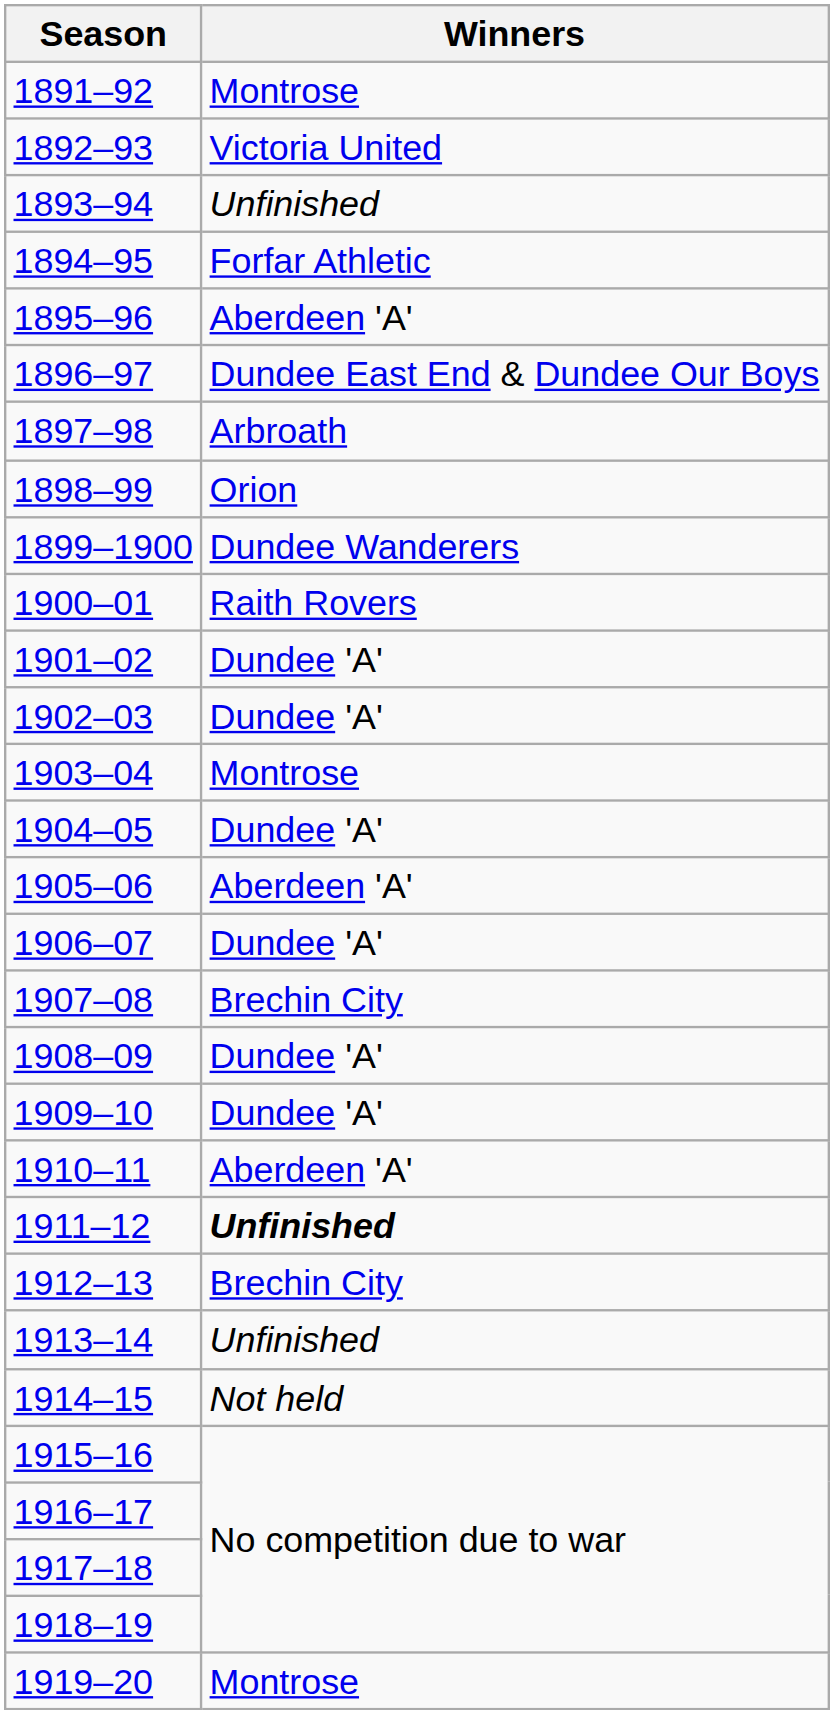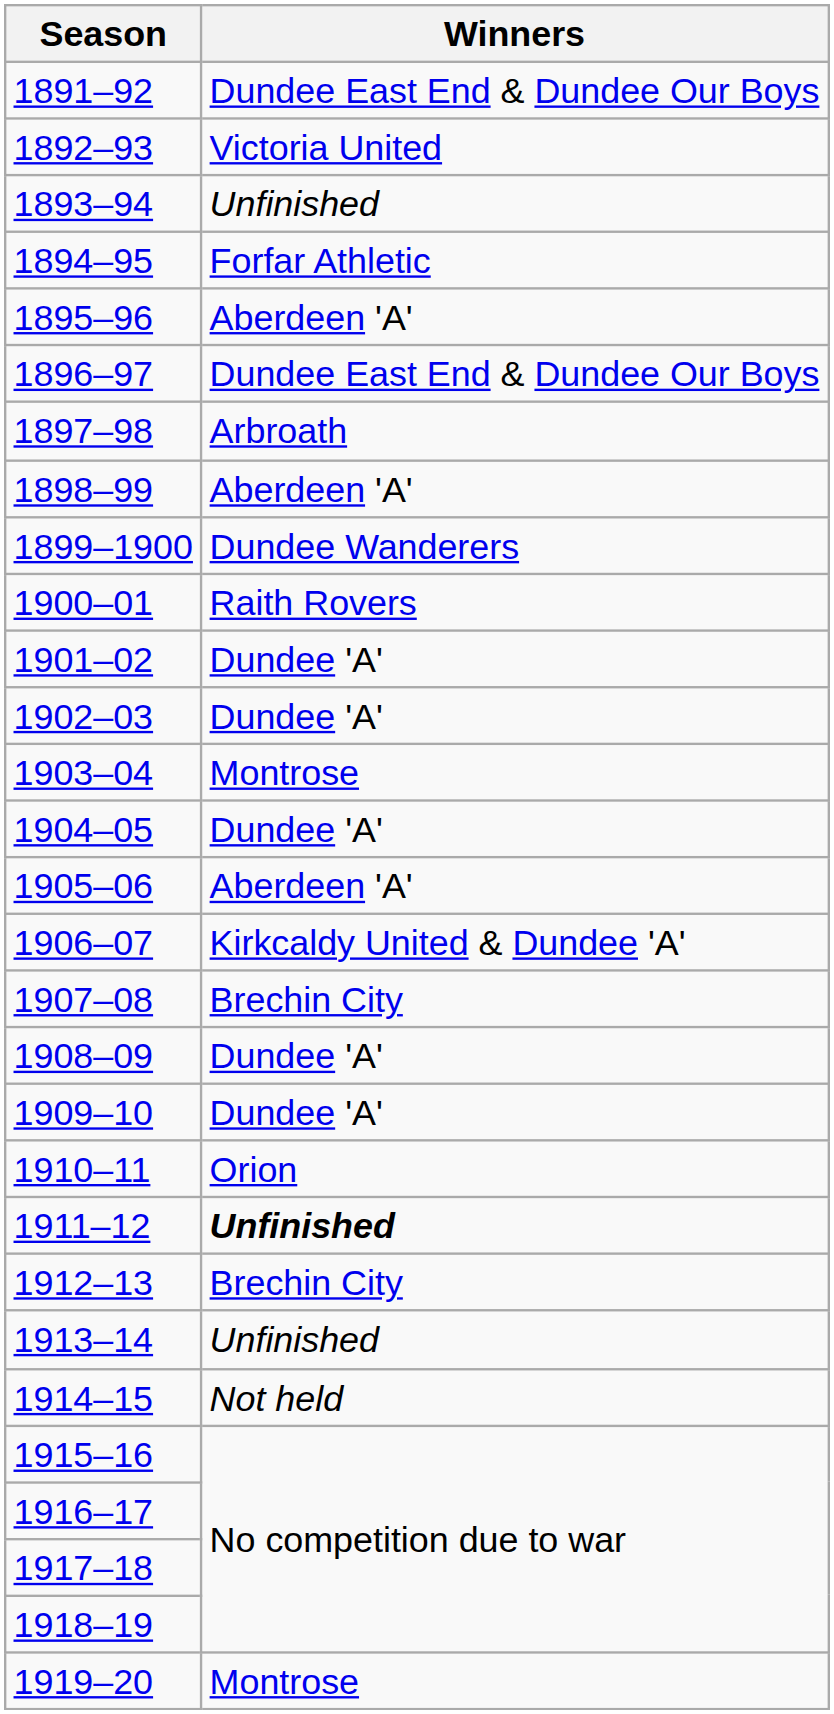(284, 91) Montrose -> (514, 91) Dundee East End & Dundee Our Boys
(253, 488) Orion -> (311, 488) Aberdeen 'A'
(296, 942) Dundee 'A' -> (448, 942) Kirkcaldy United & Dundee 'A'
(311, 1170) Aberdeen 'A' -> (253, 1170) Orion
